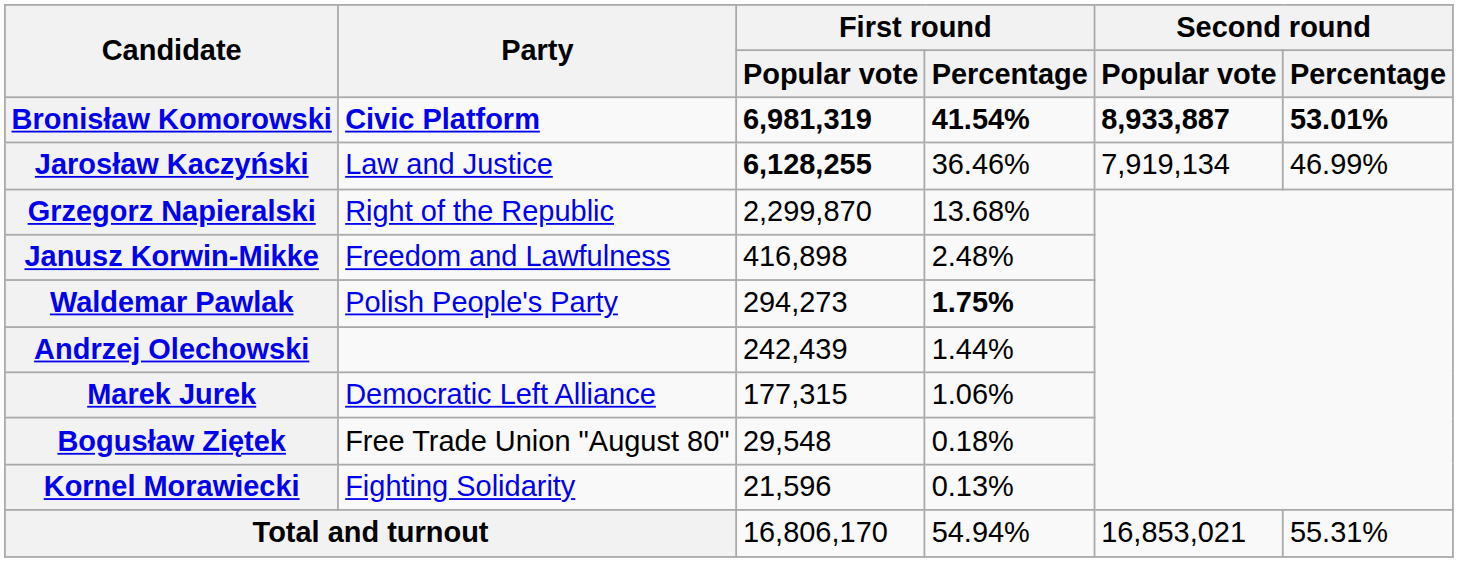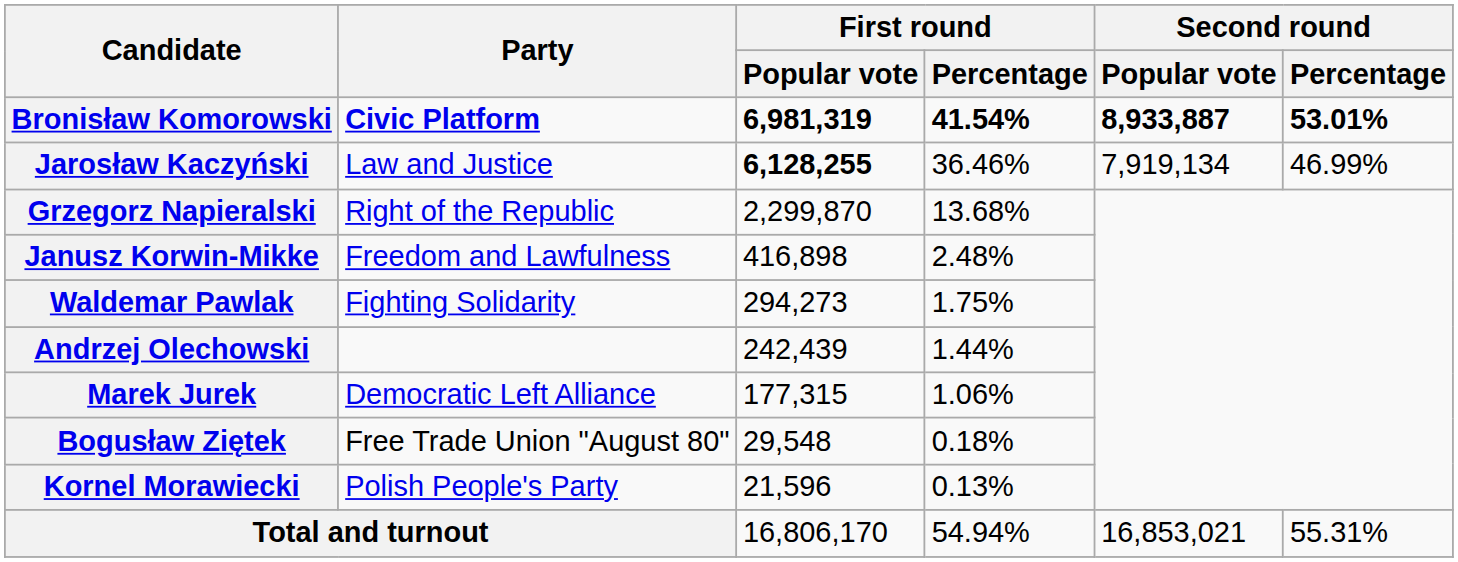(482, 303) Polish People's Party -> (460, 303) Fighting Solidarity
(973, 303) bold -> (973, 303) normal
(460, 486) Fighting Solidarity -> (482, 486) Polish People's Party
